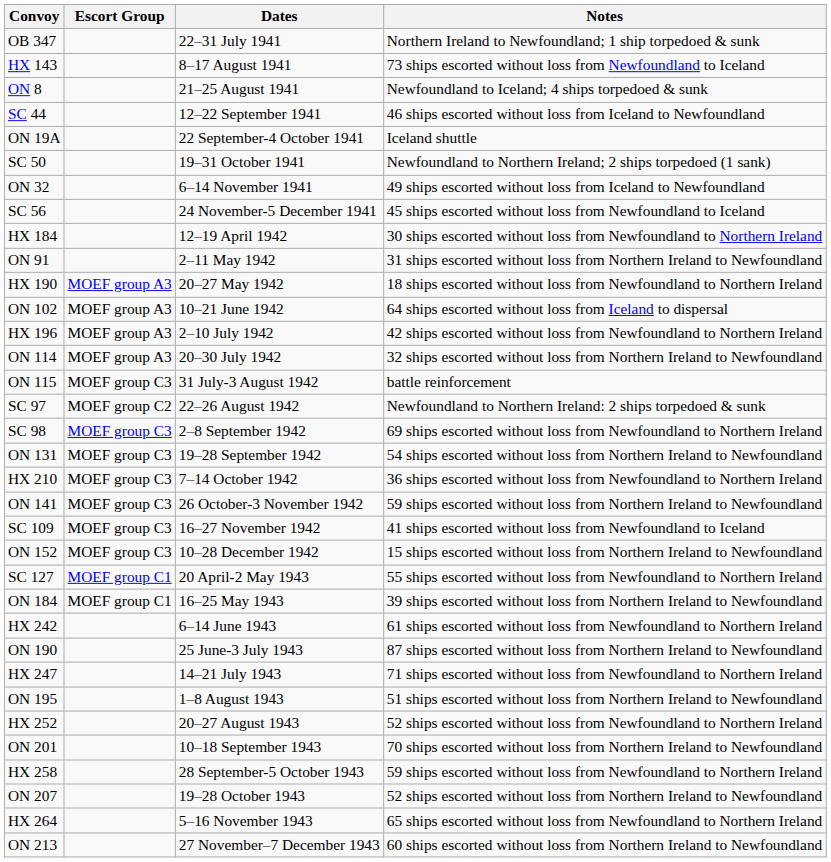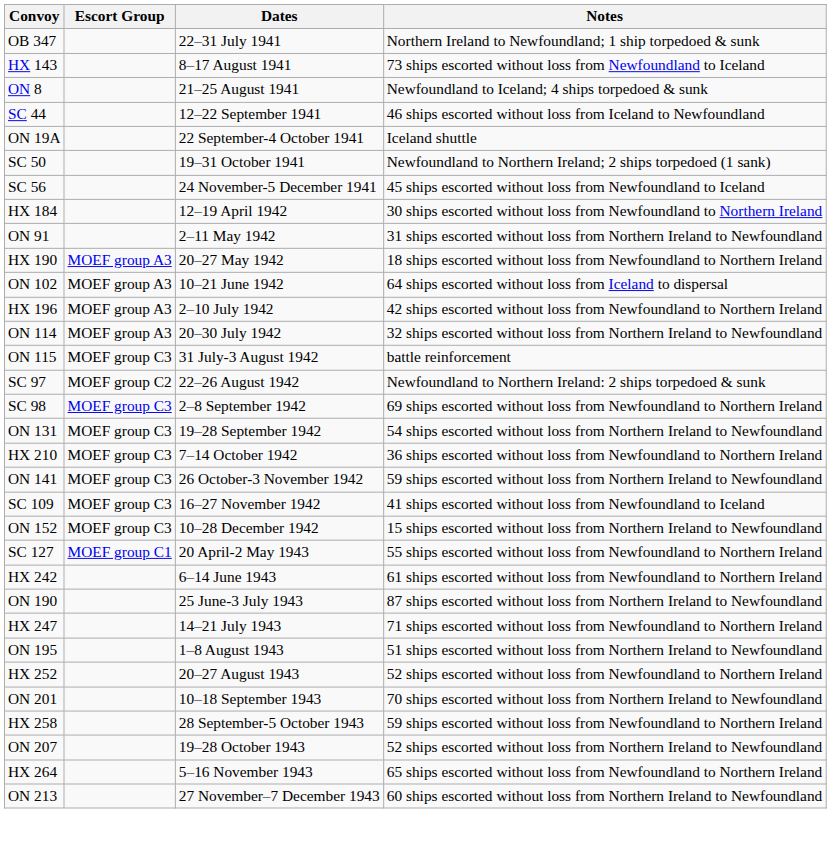- row: (29, 187)
- row: (33, 601)
